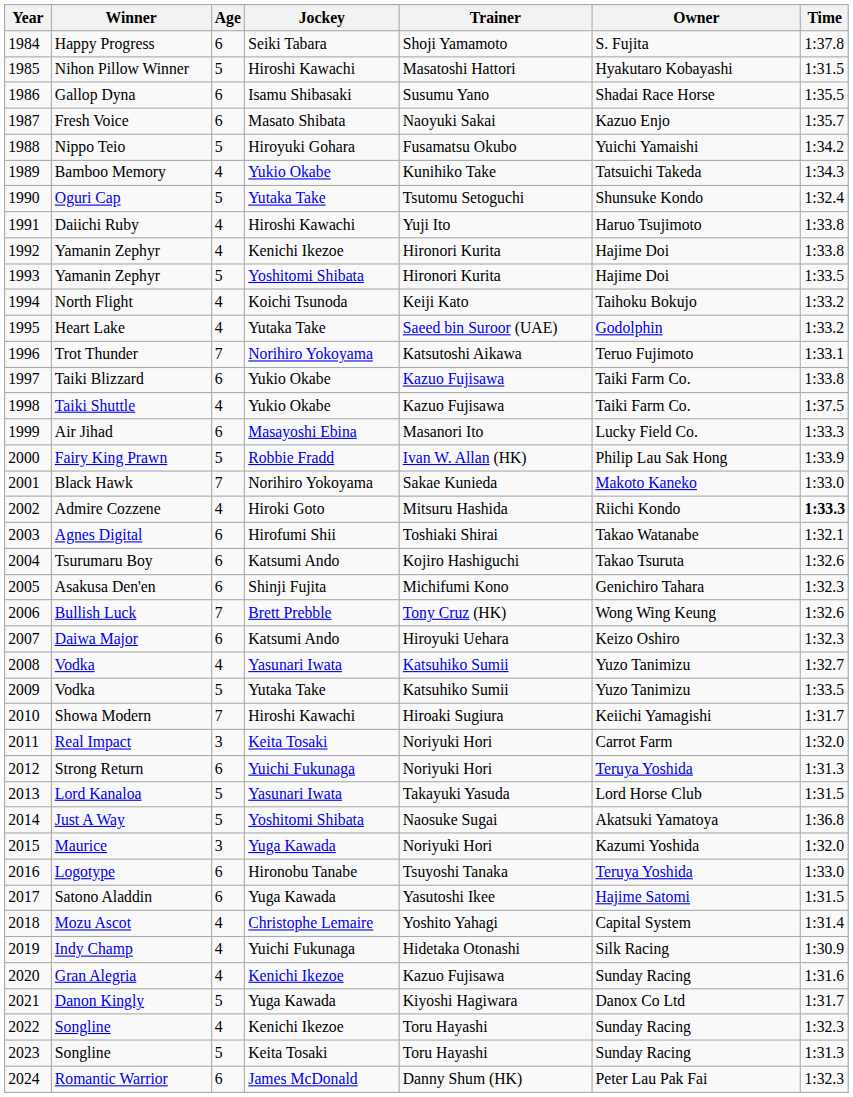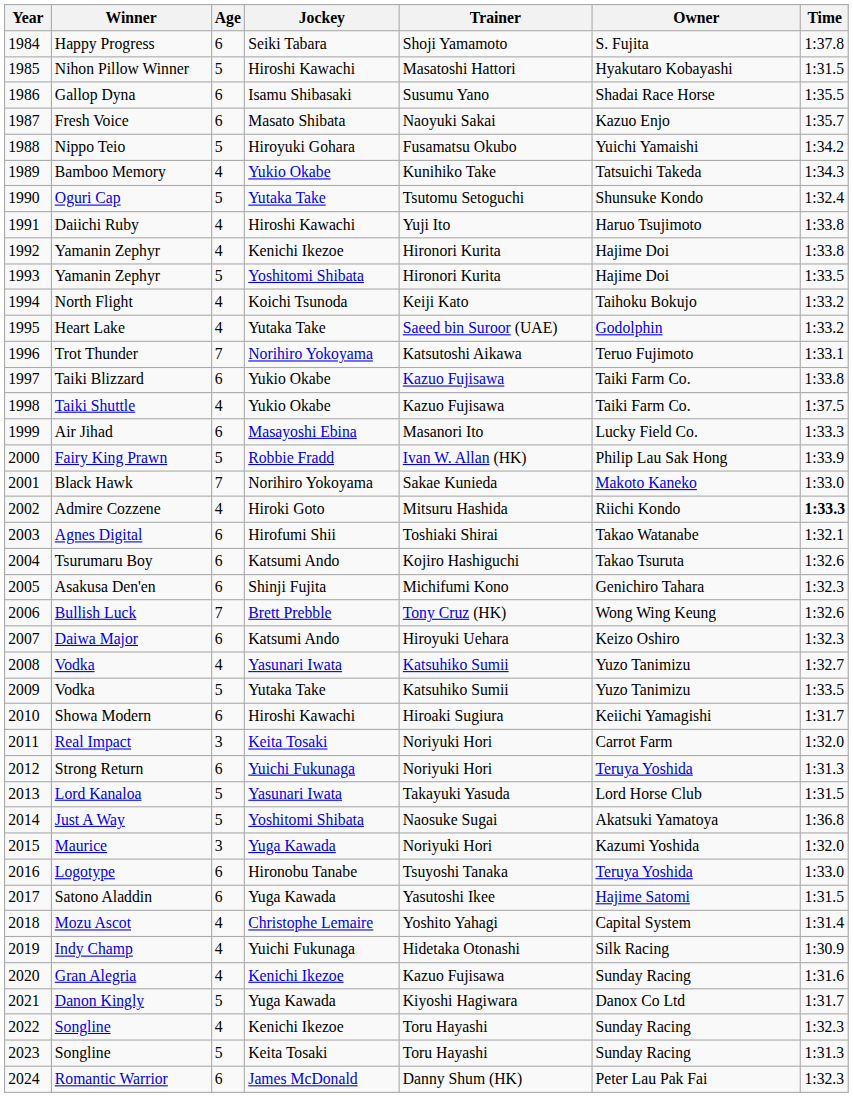(219, 716) 7 -> (219, 716) 6
